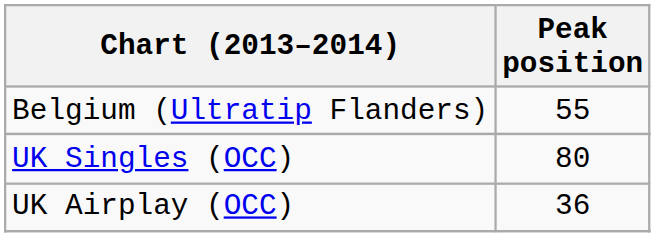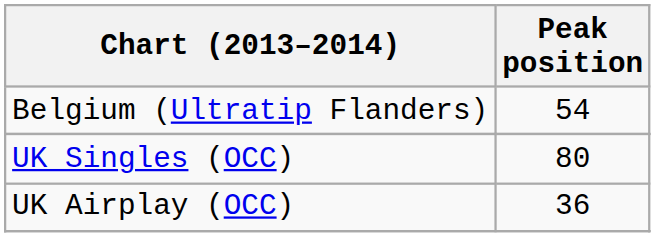(573, 111) 55 -> (573, 111) 54
